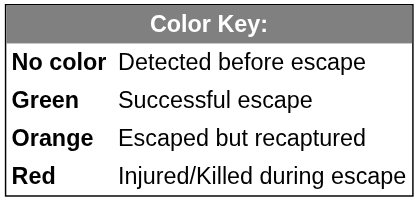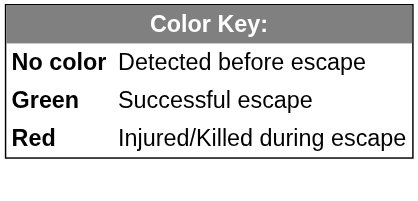- row: (53, 138)
